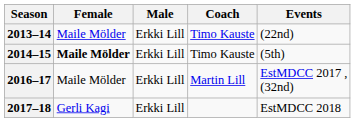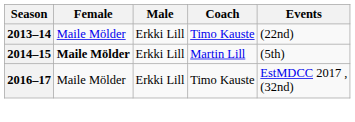(222, 53) Timo Kauste -> (218, 53) Martin Lill
(218, 80) Martin Lill -> (222, 80) Timo Kauste
- row: (29, 107)
